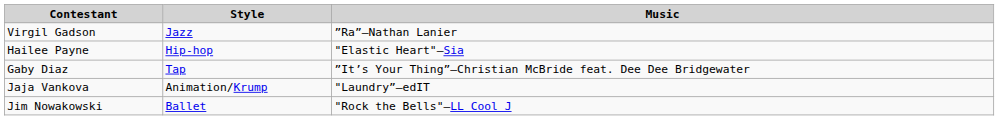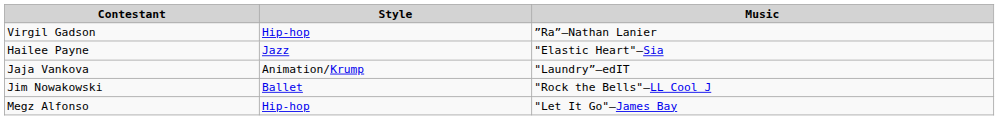(179, 32) Jazz -> (286, 32) Hip-hop
(189, 51) Hip-hop -> (276, 51) Jazz
- row: (38, 69)
+ row: (48, 106)
